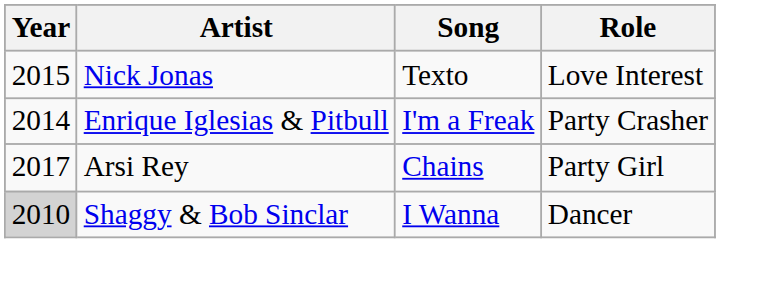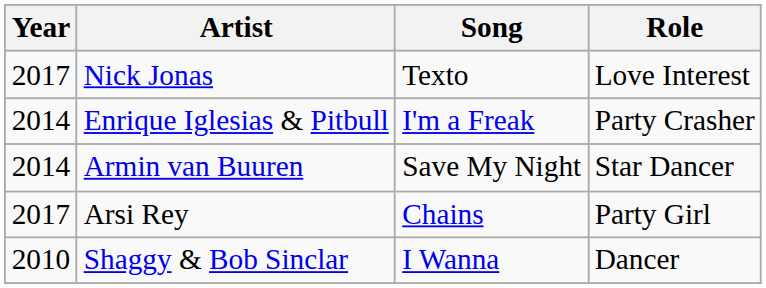(41, 74) 2015 -> (41, 74) 2017
+ row: (194, 167)
(41, 213) lightgrey background -> (41, 259) no background
